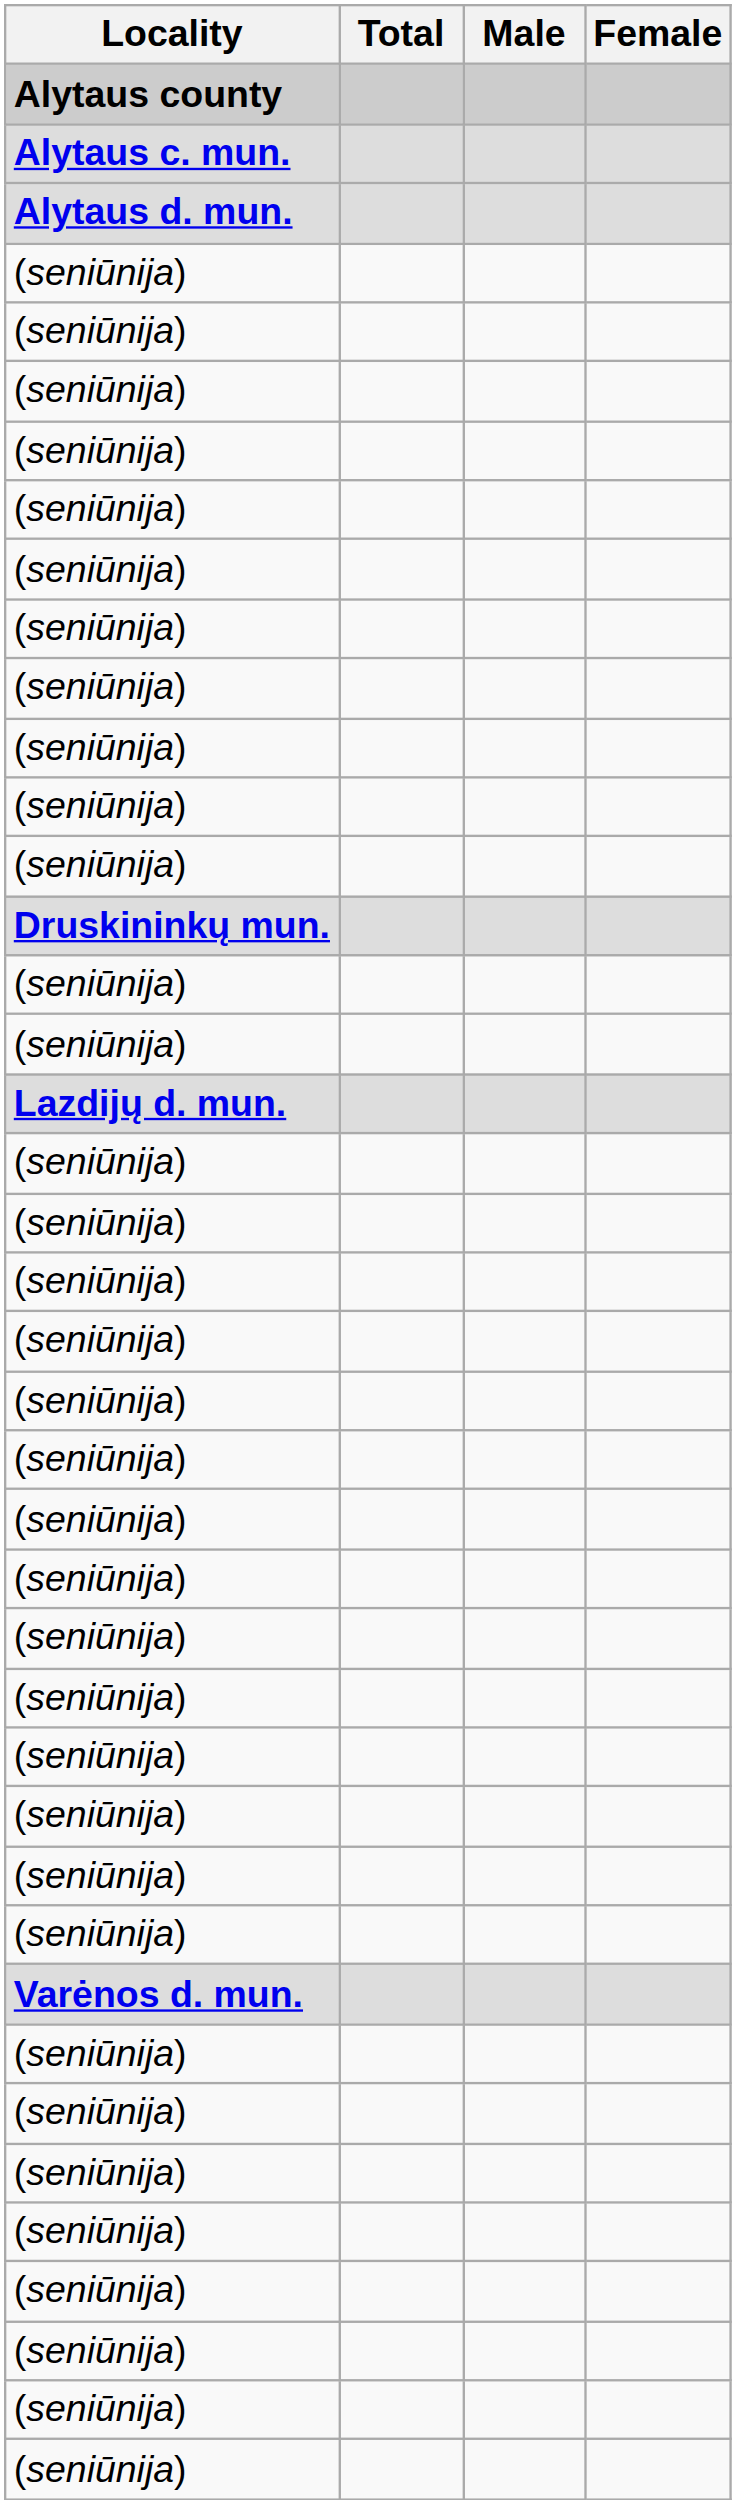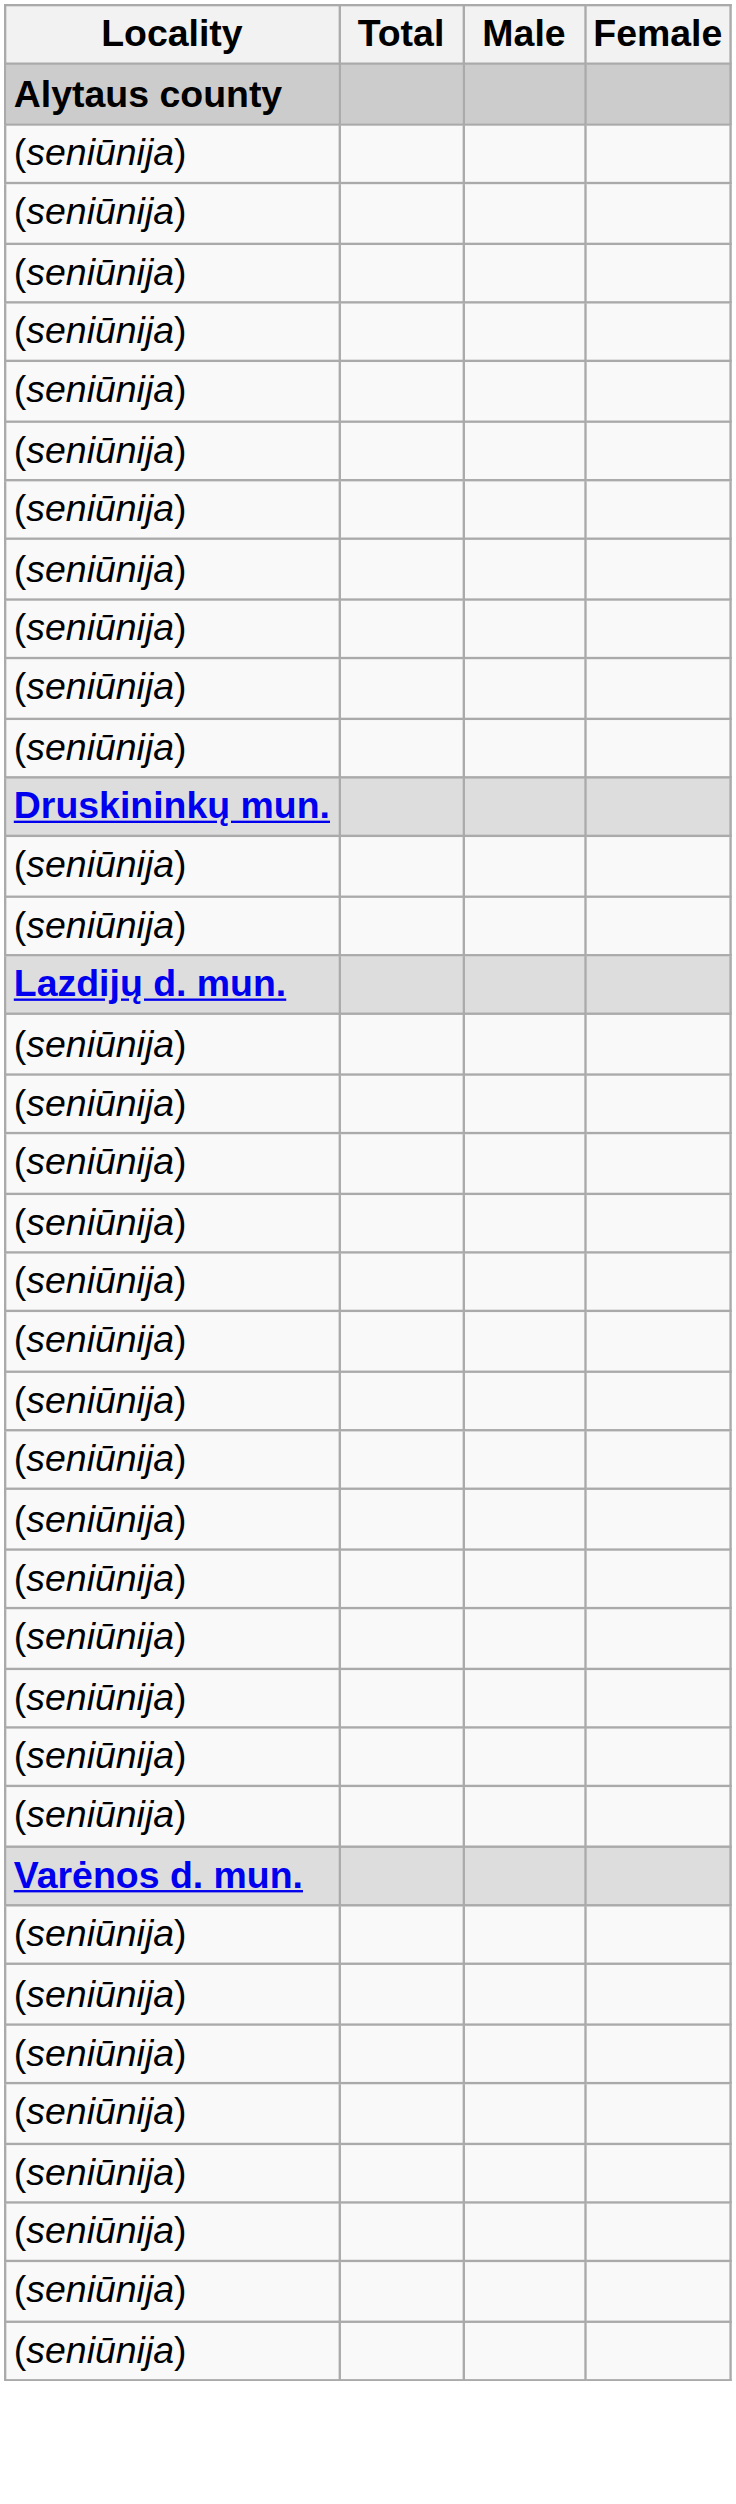- row: (152, 152)
- row: (153, 212)
